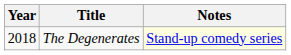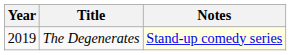(22, 38) 2018 -> (22, 38) 2019
